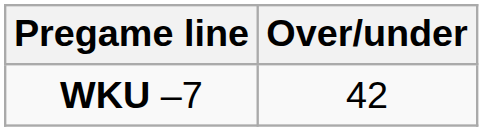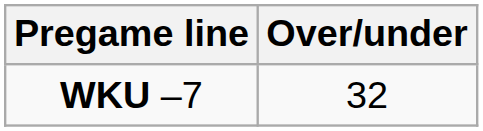(367, 94) 42 -> (367, 94) 32
